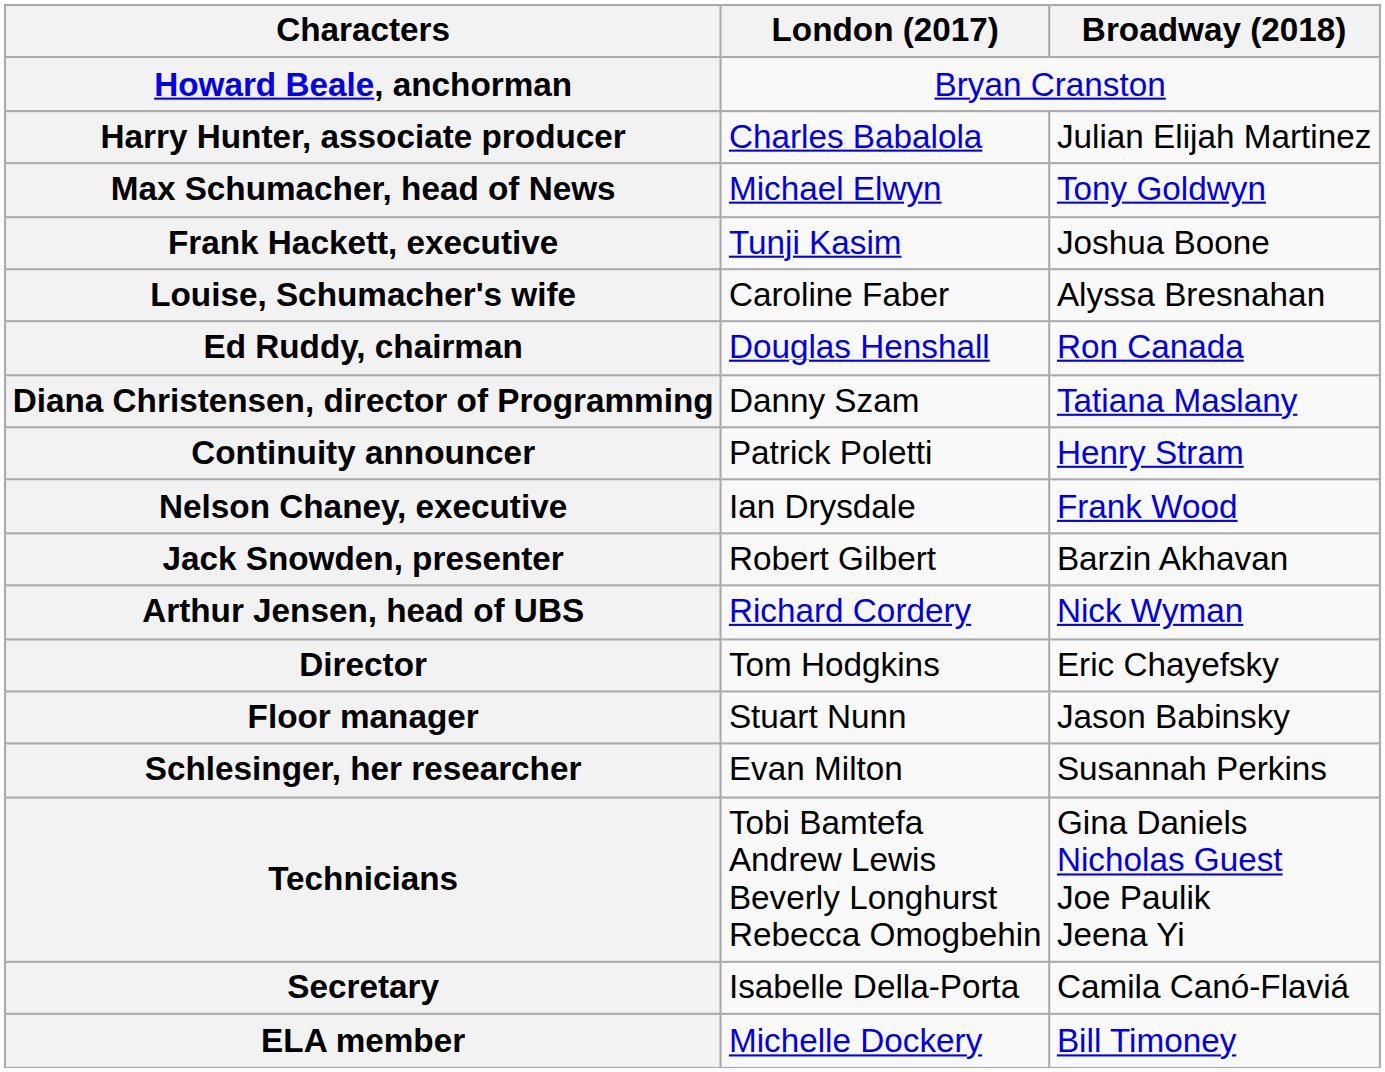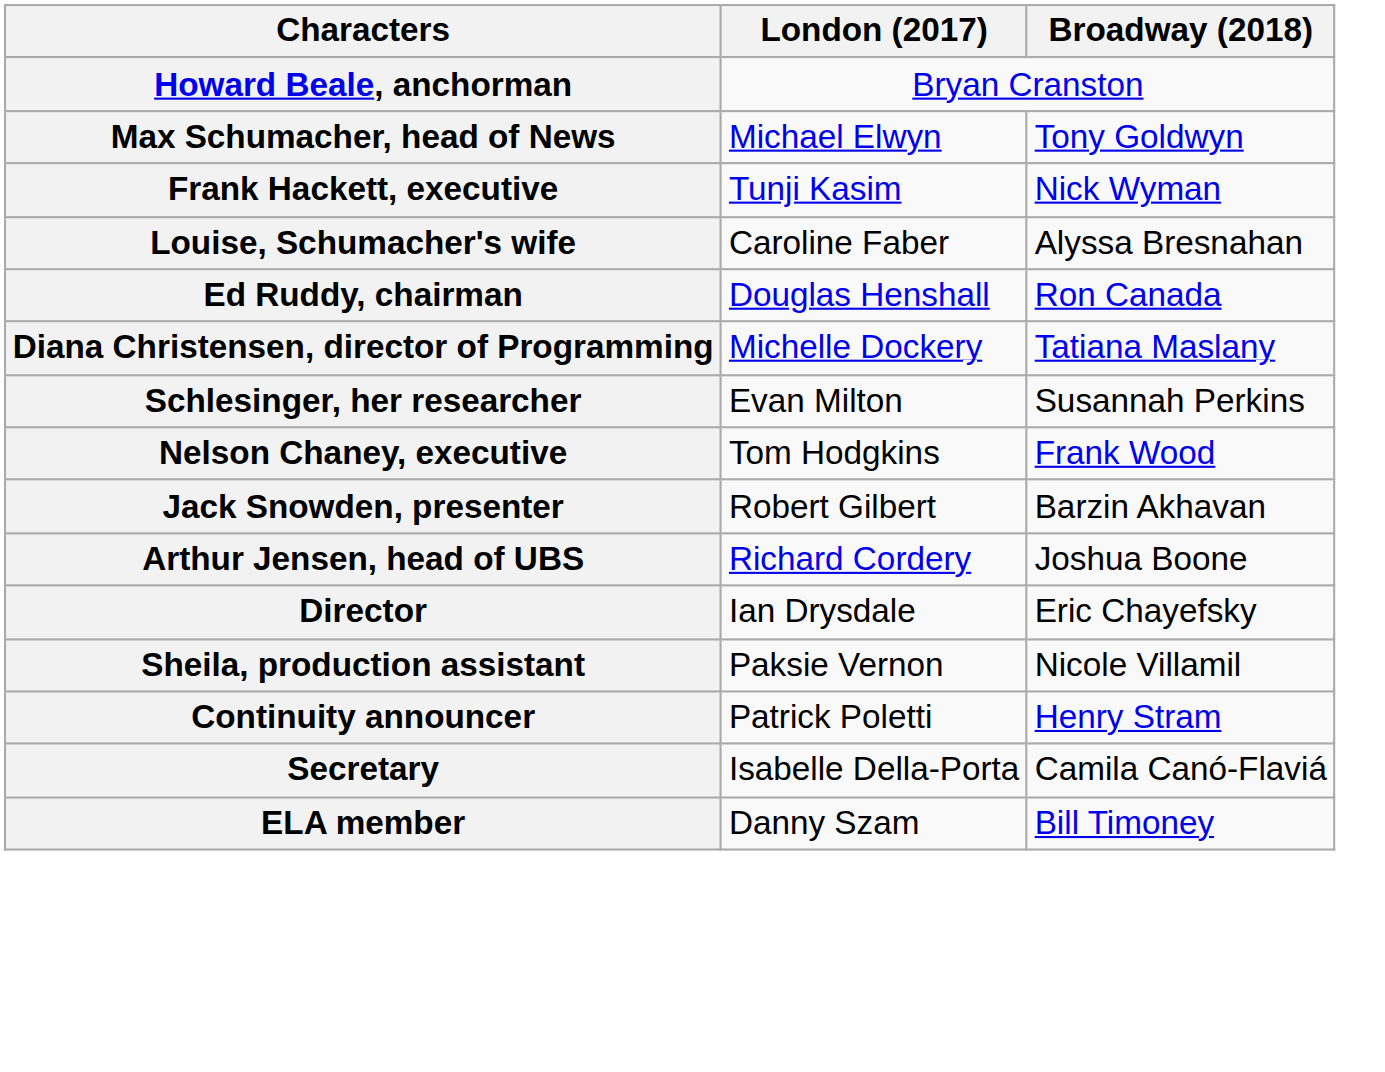- row: (363, 136)
(1163, 242) Joshua Boone -> (1128, 189) Nick Wyman
(824, 400) Danny Szam -> (856, 347) Michelle Dockery
rows swapped: (363, 769) <-> (363, 453)
(822, 505) Ian Drysdale -> (834, 453) Tom Hodgkins
(1150, 611) Nick Wyman -> (1141, 558) Joshua Boone
(834, 664) Tom Hodgkins -> (822, 611) Ian Drysdale
+ row: (363, 664)
- row: (363, 717)
- row: (363, 878)
(856, 1040) Michelle Dockery -> (824, 822) Danny Szam
